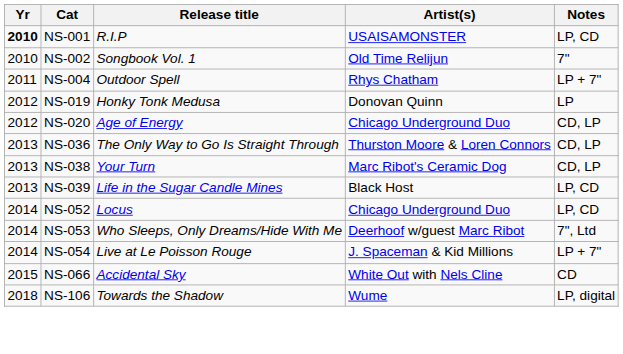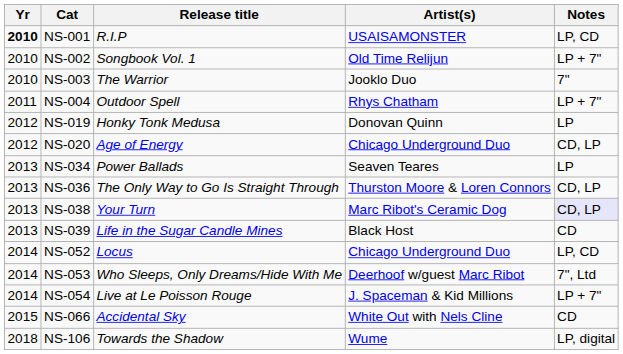(563, 58) 7" -> (579, 58) LP + 7"
+ row: (67, 79)
+ row: (67, 166)
(579, 166) no background -> (579, 209) lavender background
(578, 187) LP, CD -> (567, 230) CD
